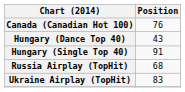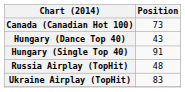(158, 25) 76 -> (158, 25) 73
(158, 66) 68 -> (158, 66) 48
